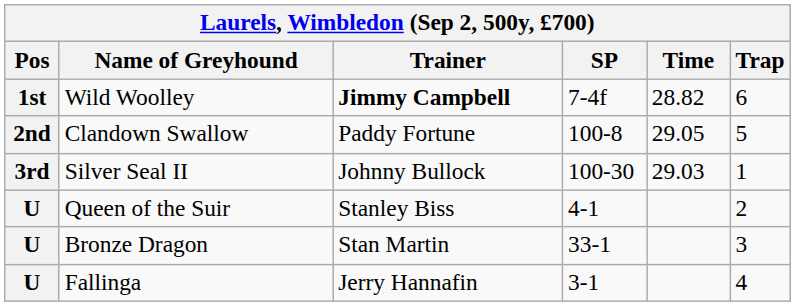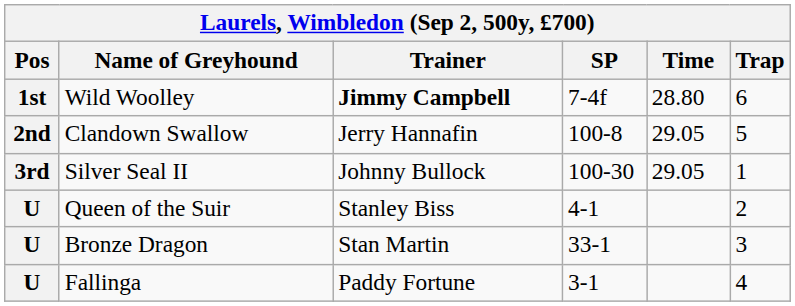(678, 97) 28.82 -> (678, 97) 28.80
(407, 134) Paddy Fortune -> (408, 134) Jerry Hannafin
(678, 171) 29.03 -> (678, 171) 29.05
(408, 282) Jerry Hannafin -> (407, 282) Paddy Fortune
